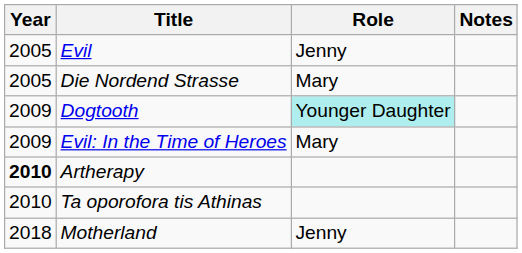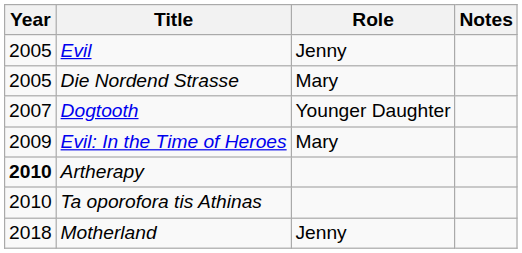(30, 111) 2009 -> (30, 111) 2007
(373, 111) paleturquoise background -> (373, 111) no background
